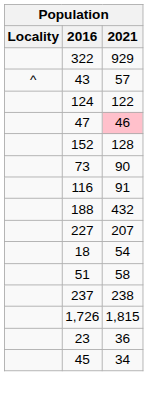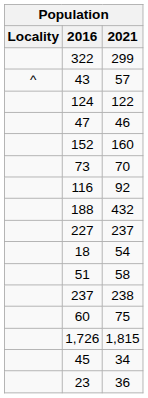(123, 58) 929 -> (123, 58) 299
(123, 123) pink background -> (123, 123) no background
(123, 144) 128 -> (123, 144) 160
(123, 166) 90 -> (123, 166) 70
(123, 187) 91 -> (123, 187) 92
(123, 230) 207 -> (123, 230) 237
+ row: (82, 317)
rows swapped: (82, 338) <-> (82, 360)
